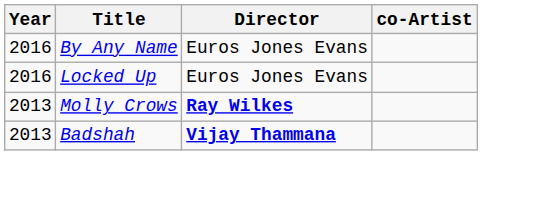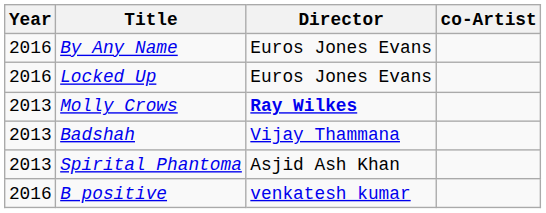(261, 135) bold -> (325, 135) normal
+ row: (151, 164)
+ row: (114, 193)
